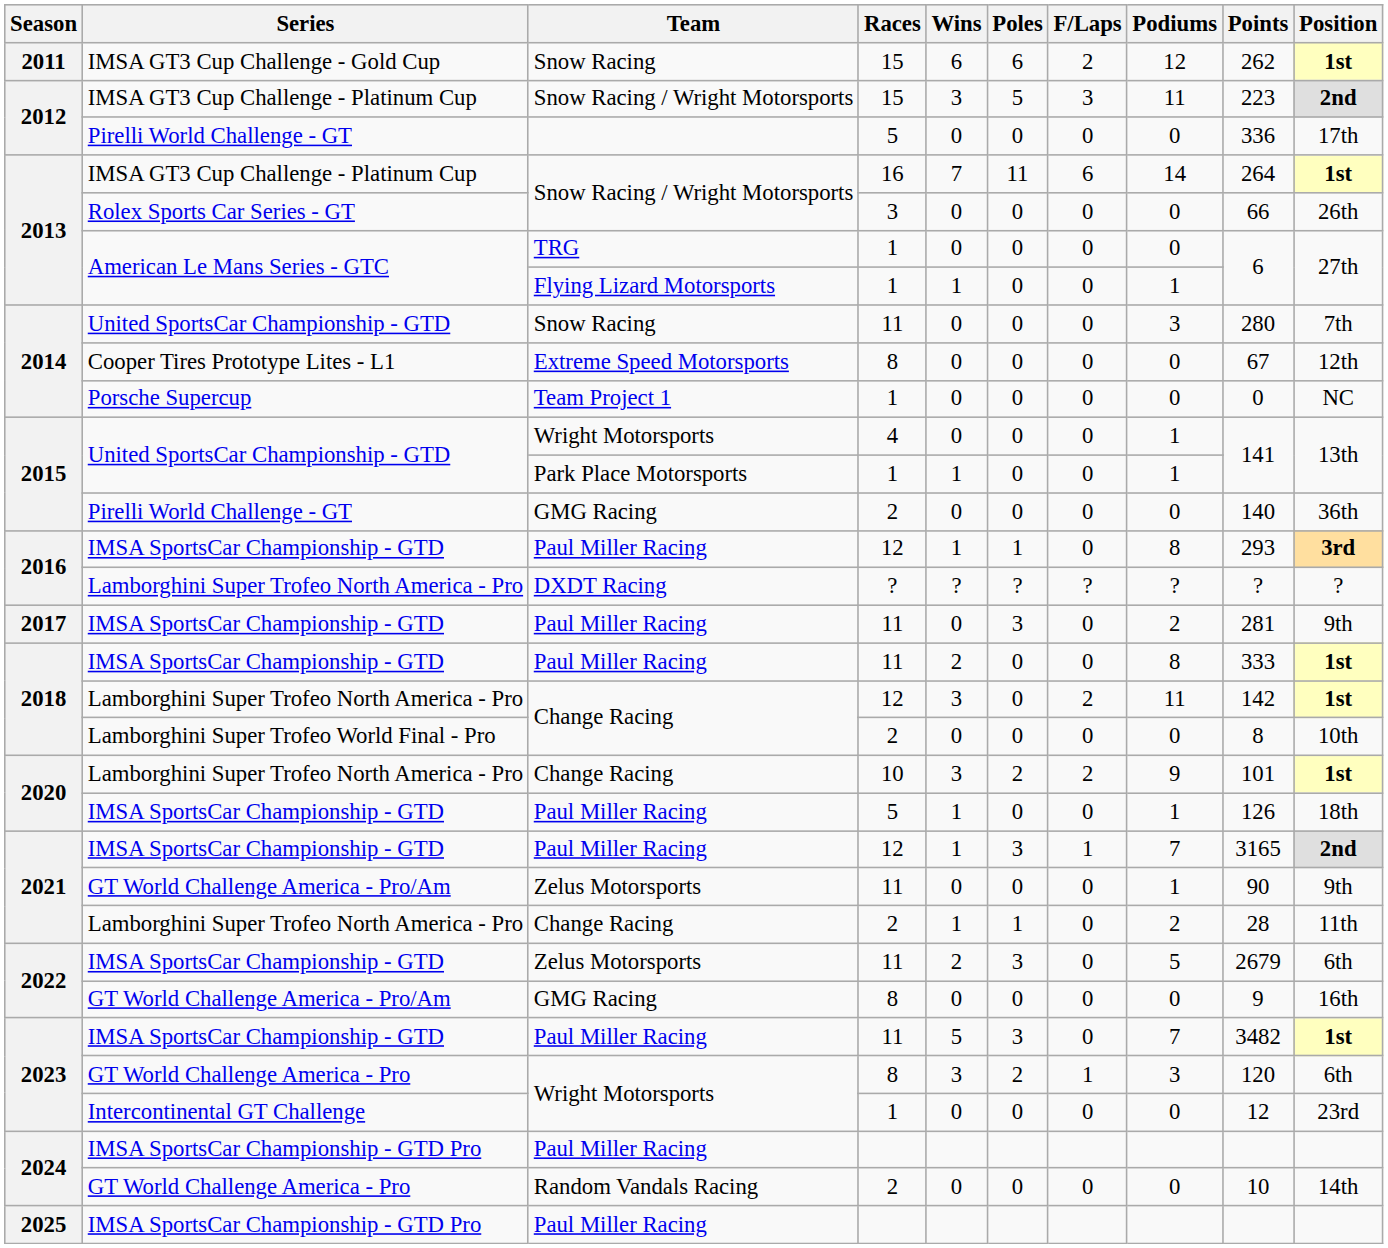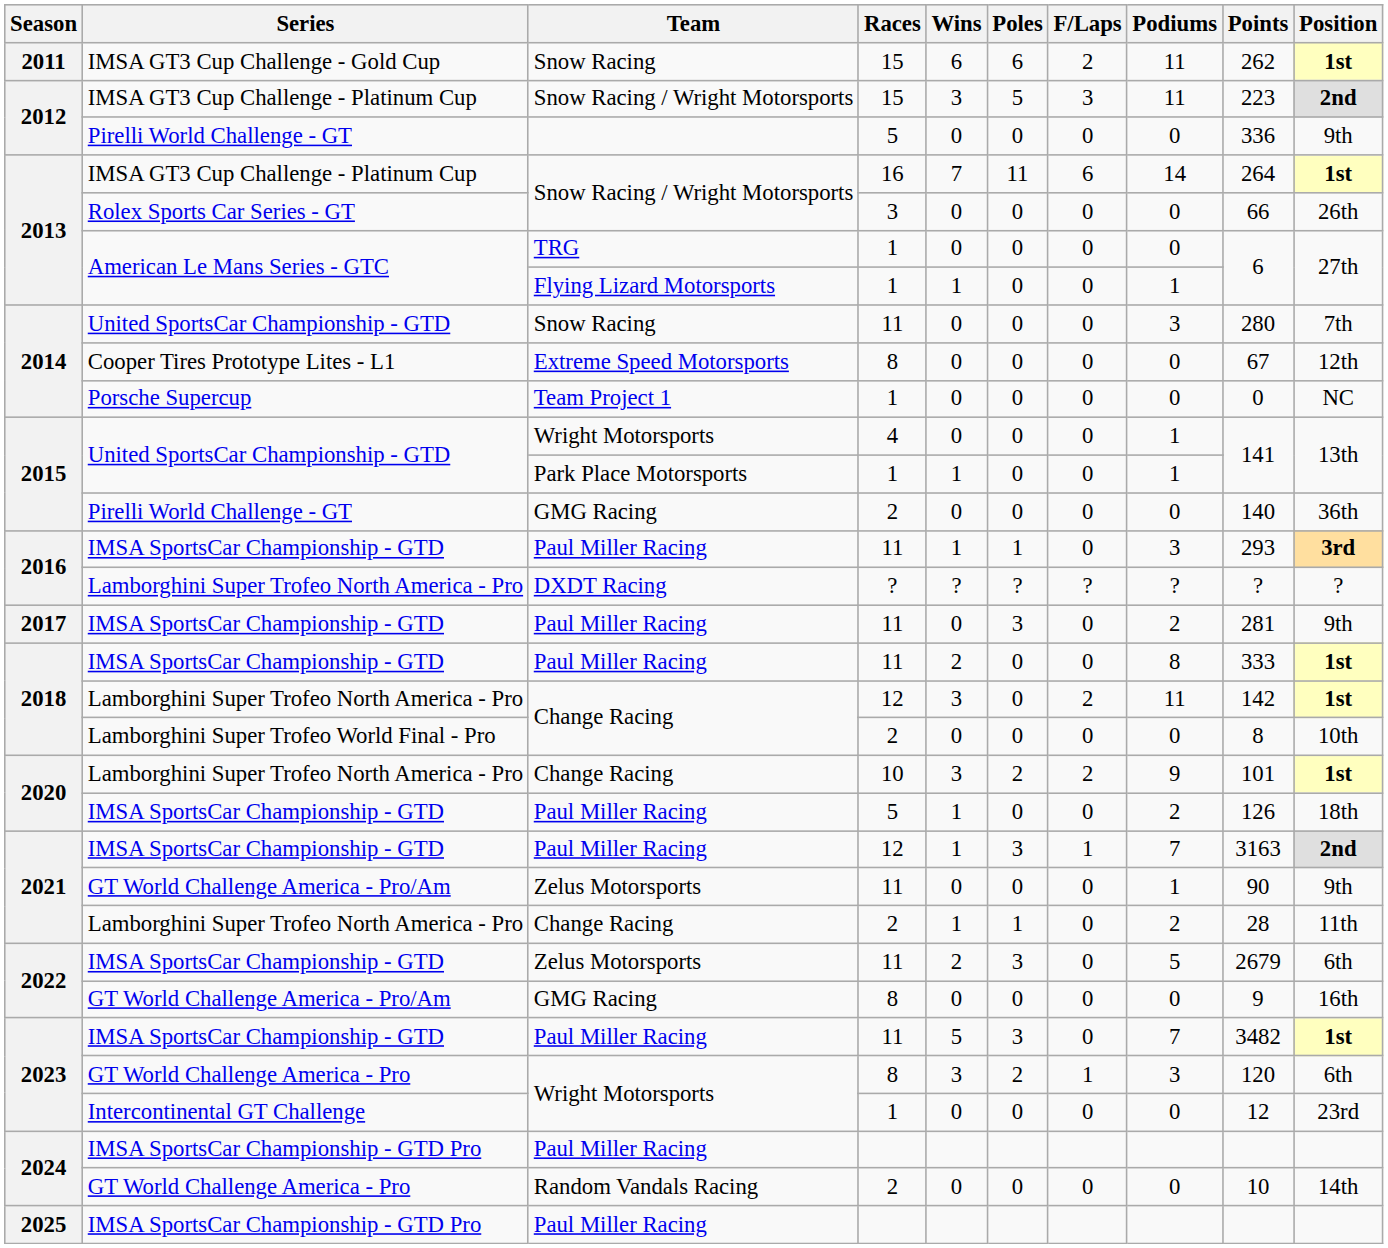(1175, 61) 12 -> (1175, 61) 11
(1338, 136) 17th -> (1338, 136) 9th
(892, 549) 12 -> (892, 549) 11
(1175, 549) 8 -> (1175, 549) 3
(1175, 811) 1 -> (1175, 811) 2
(1258, 849) 3165 -> (1258, 849) 3163
